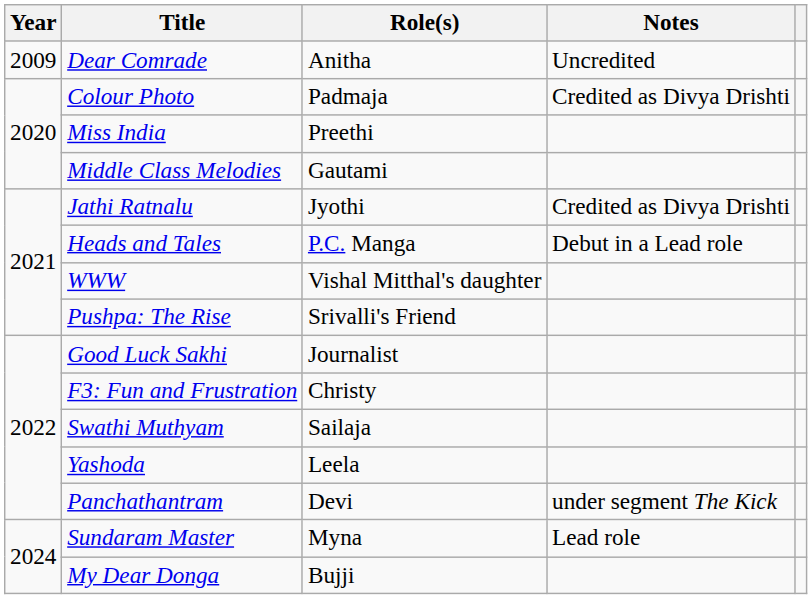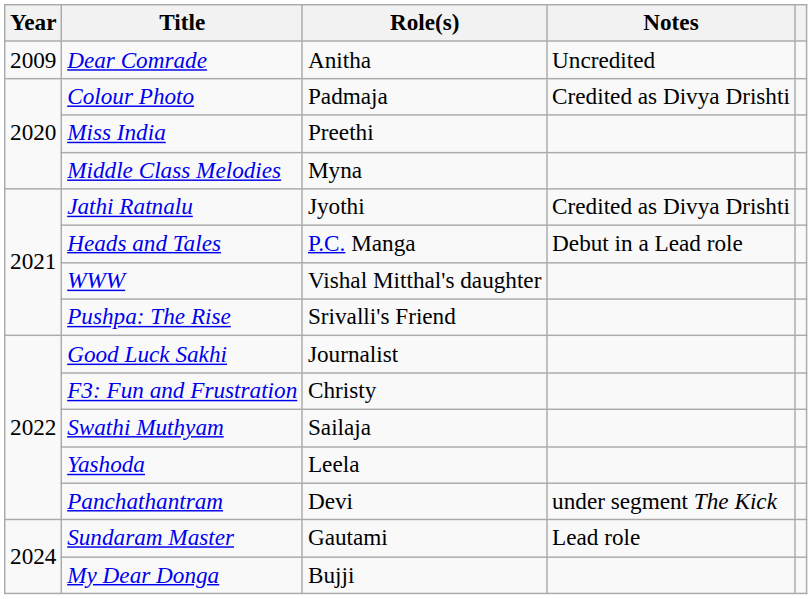(348, 170) Gautami -> (335, 170) Myna
(335, 538) Myna -> (348, 538) Gautami
